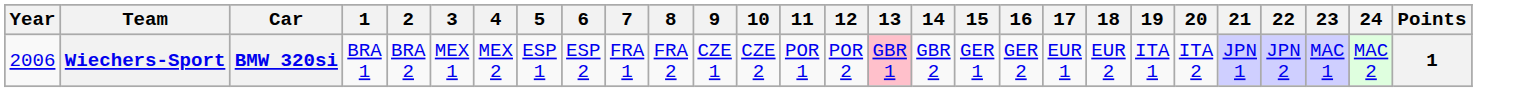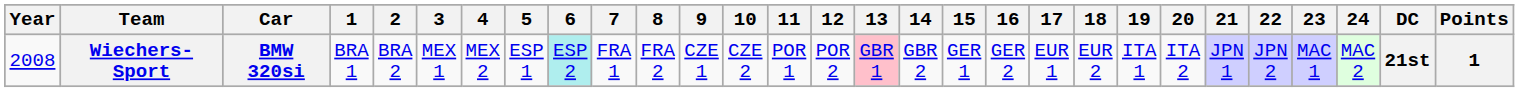+ column: (1408, 20)
(32, 60) 2006 -> (32, 60) 2008
(583, 60) no background -> (570, 60) paleturquoise background
